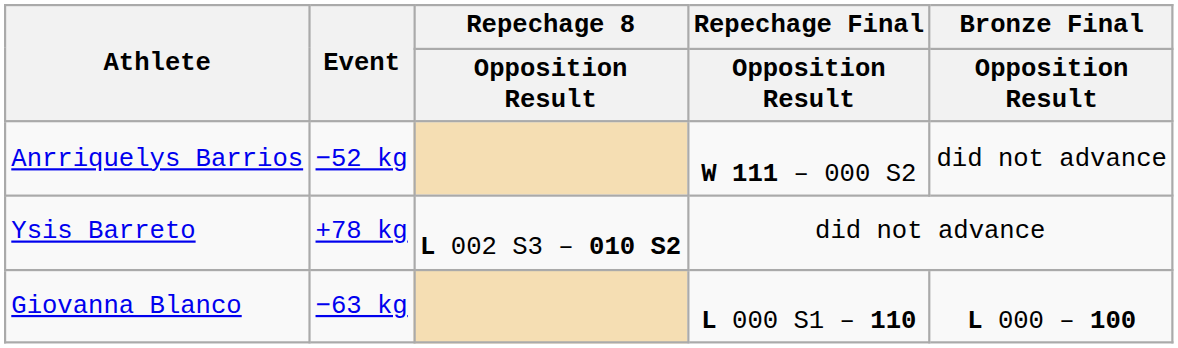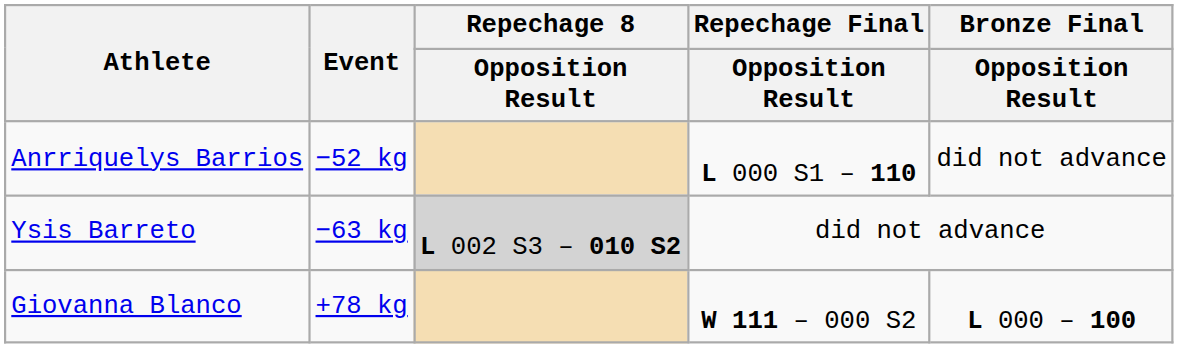(809, 174) W 111 – 000 S2 -> (809, 174) L 000 S1 – 110
(362, 232) +78 kg -> (362, 232) −63 kg
(551, 247) no background -> (551, 247) lightgrey background
(362, 306) −63 kg -> (362, 306) +78 kg
(809, 321) L 000 S1 – 110 -> (809, 321) W 111 – 000 S2
